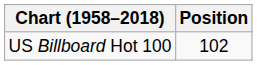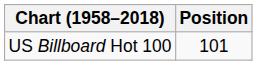(214, 45) 102 -> (214, 45) 101
